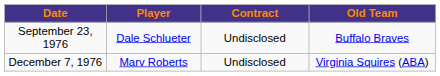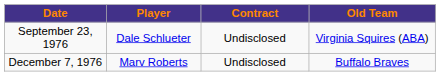(372, 37) Buffalo Braves -> (372, 37) Virginia Squires (ABA)
(372, 62) Virginia Squires (ABA) -> (372, 62) Buffalo Braves
